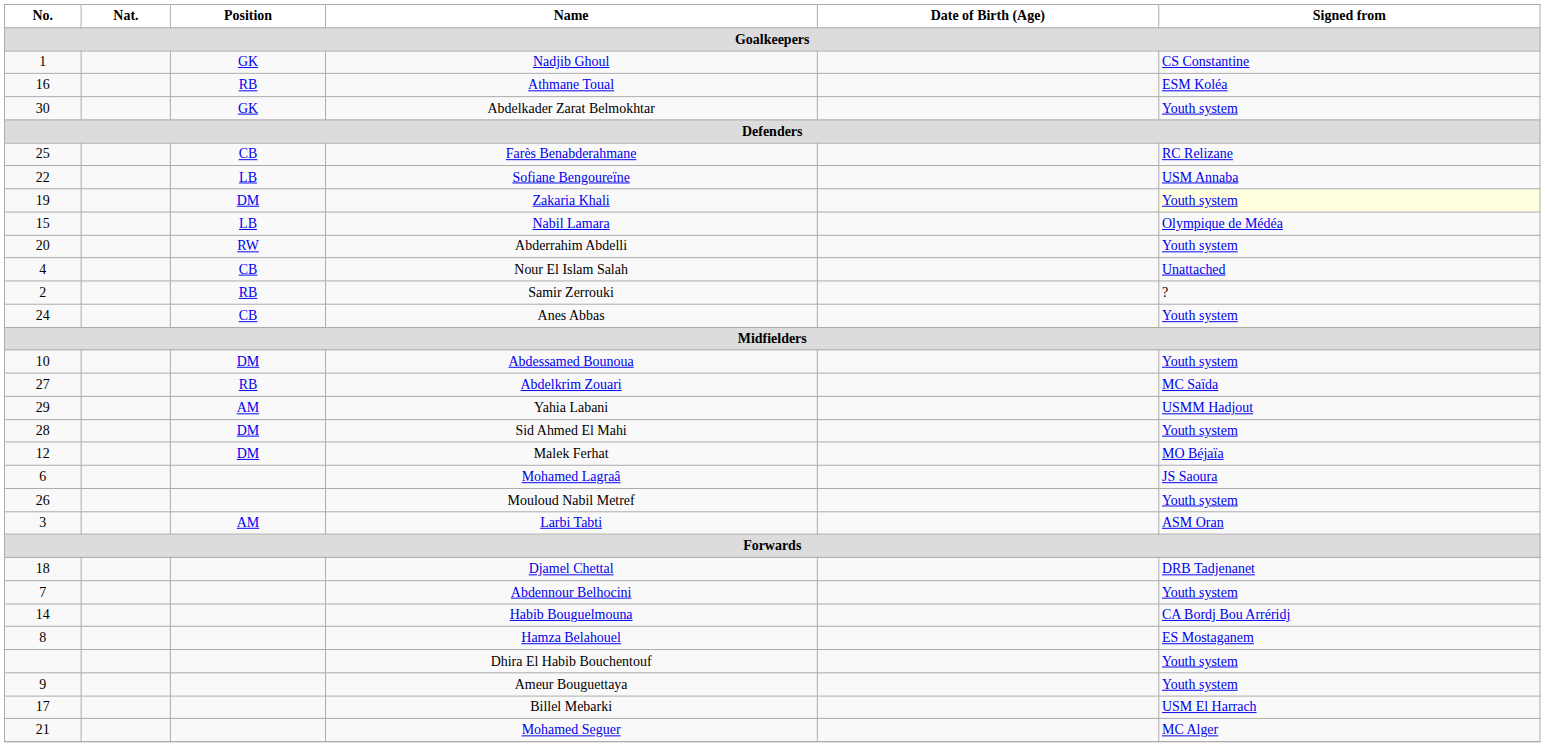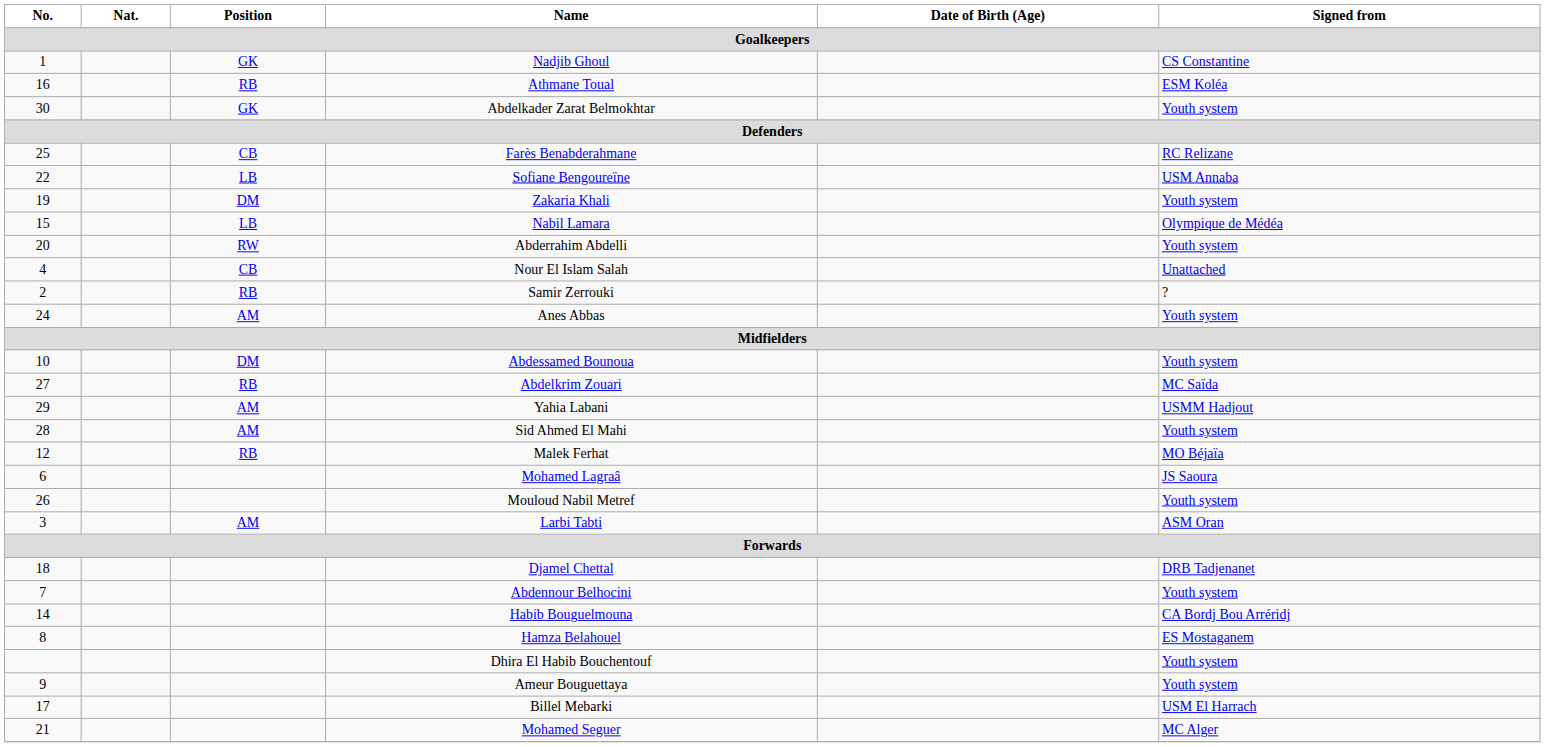(1200, 200) lightyellow background -> (1200, 200) no background
(248, 315) CB -> (248, 315) AM
(248, 431) DM -> (248, 431) AM
(248, 454) DM -> (248, 454) RB
